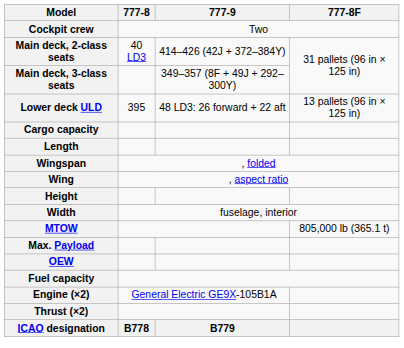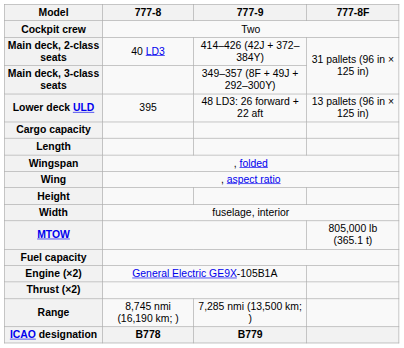- row: (61, 245)
- row: (61, 262)
+ row: (54, 312)
